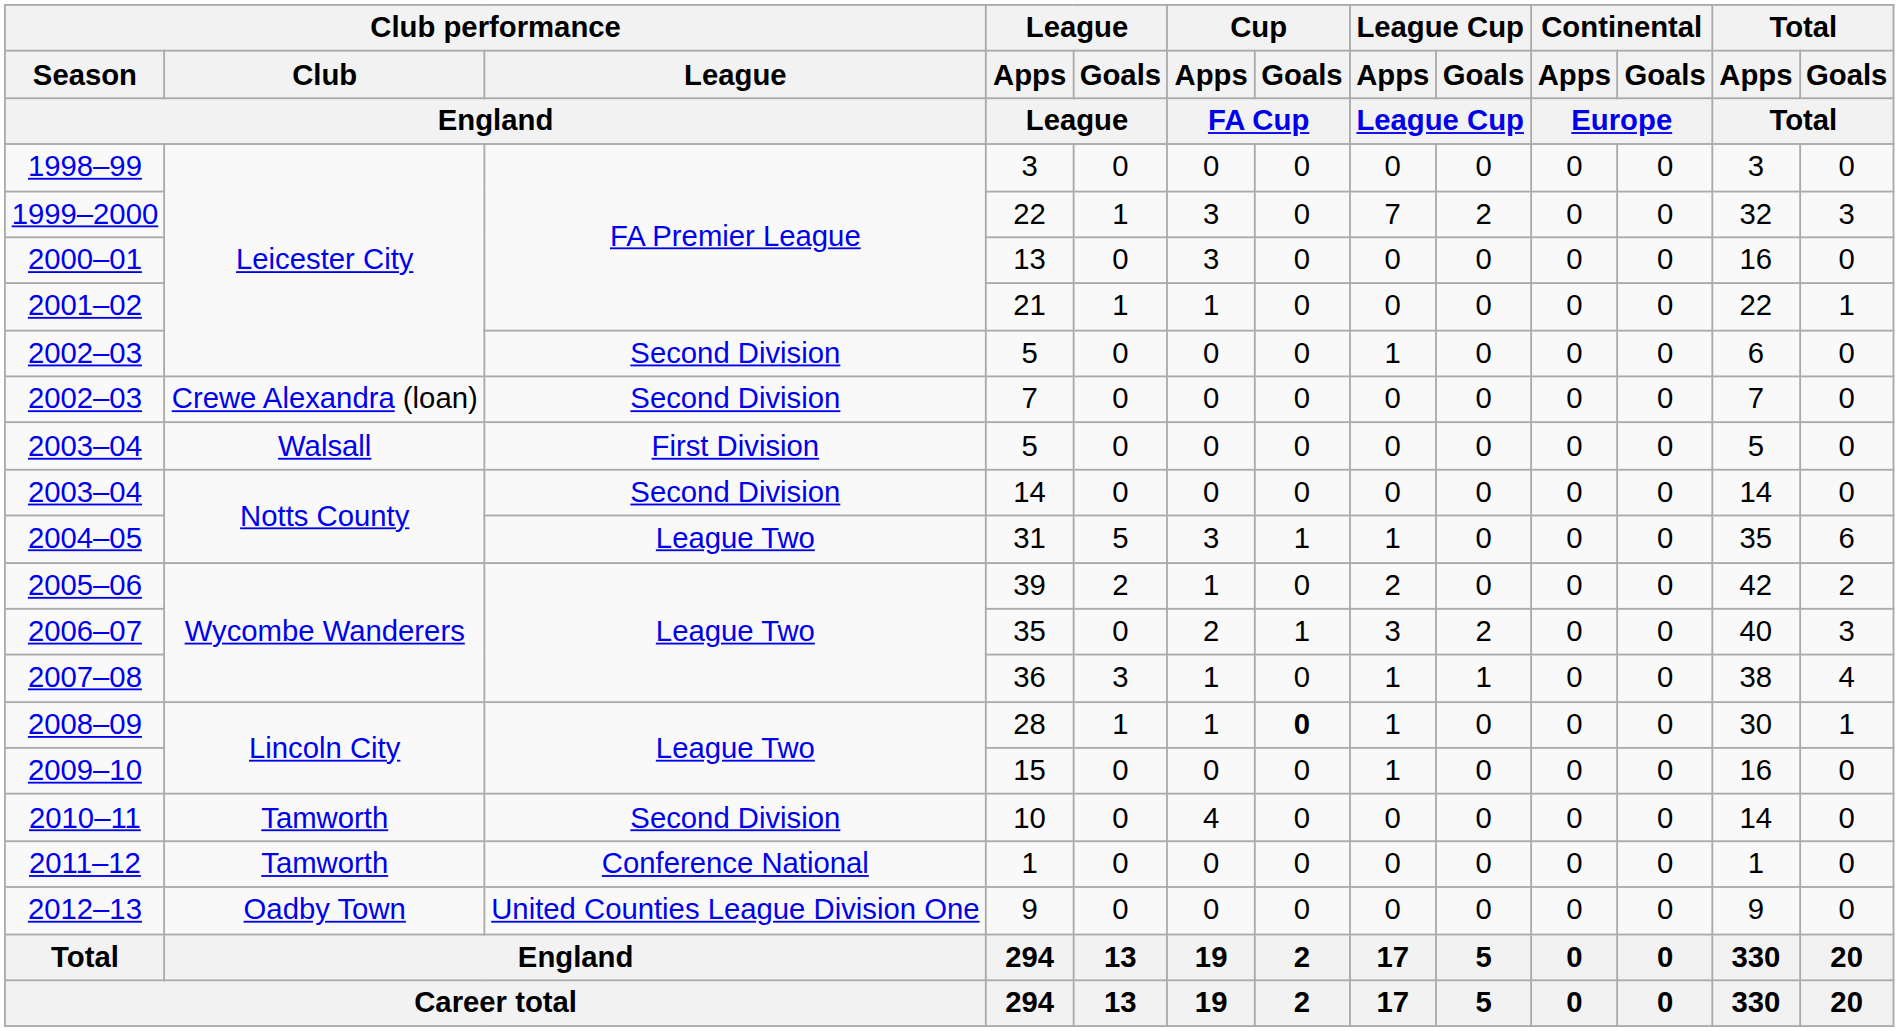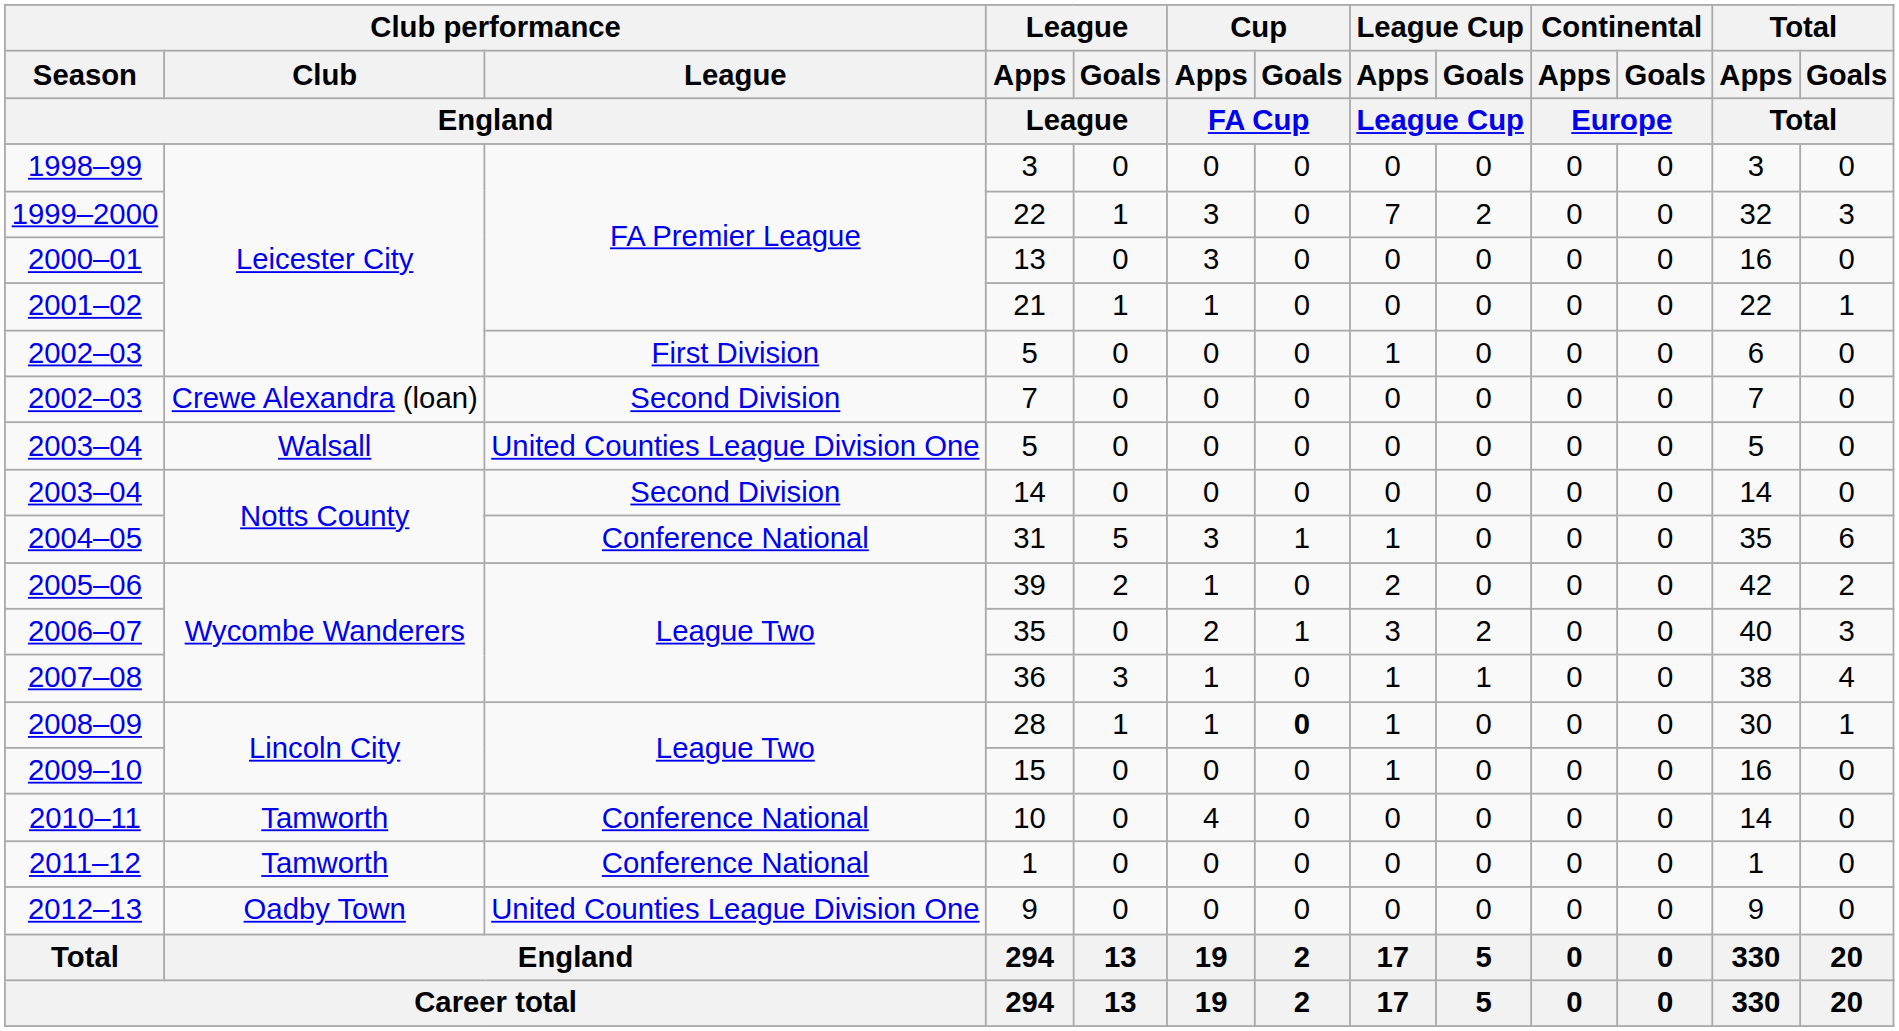(735, 352) Second Division -> (735, 352) First Division
(735, 445) First Division -> (735, 445) United Counties League Division One
(735, 538) League Two -> (735, 538) Conference National
(735, 817) Second Division -> (735, 817) Conference National
